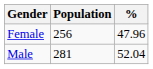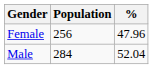(63, 53) 281 -> (63, 53) 284
